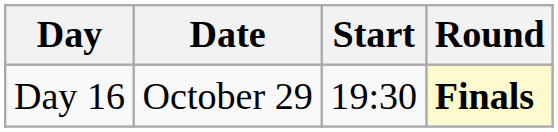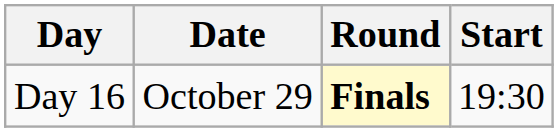columns swapped: (374, 34) <-> (490, 34)
